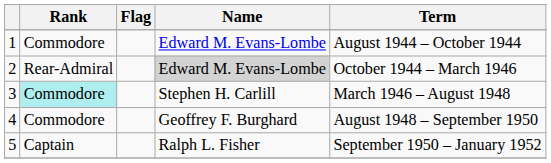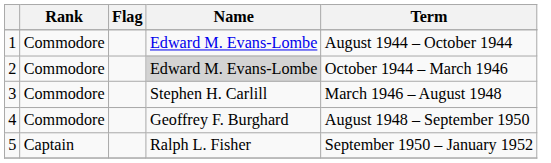(68, 68) Rear-Admiral -> (64, 68) Commodore
(64, 94) paleturquoise background -> (64, 94) no background
